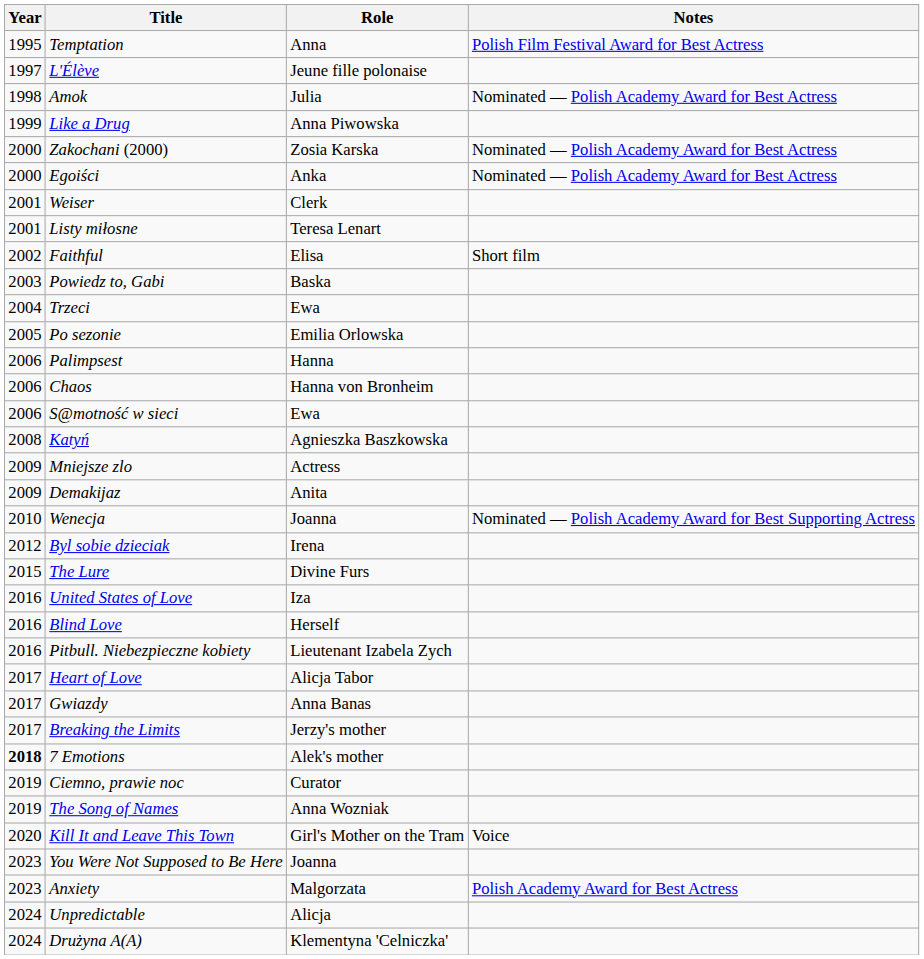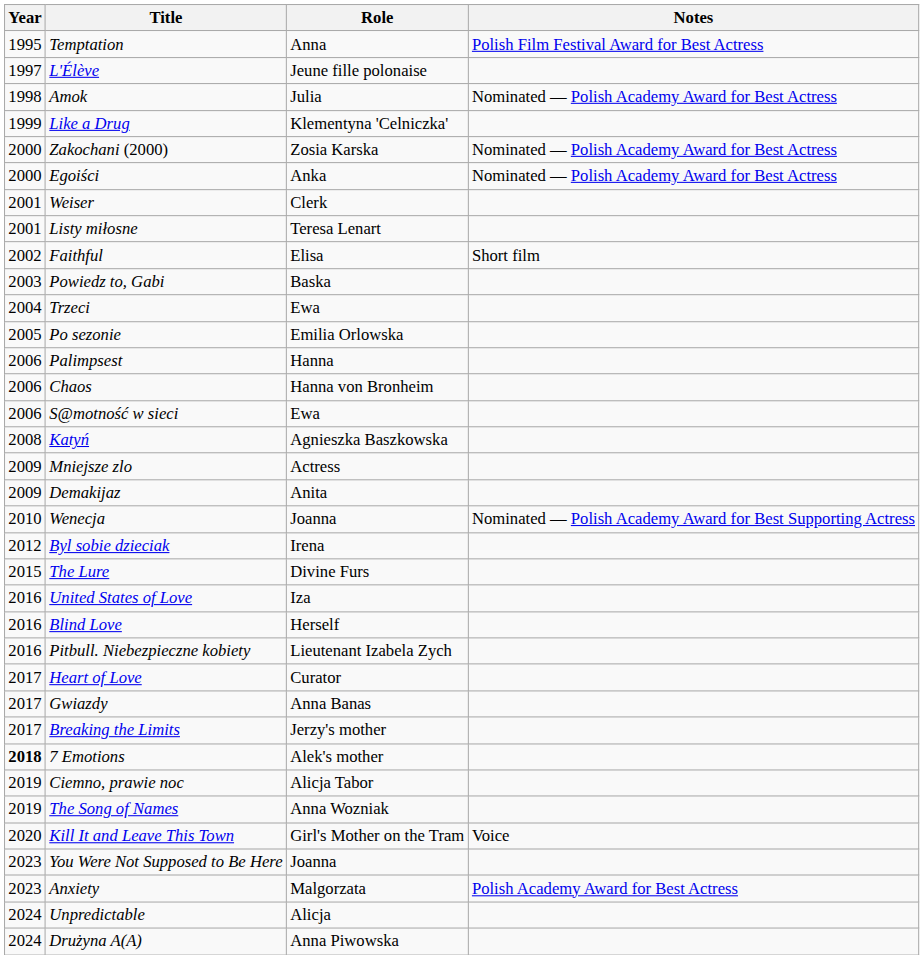(345, 123) Anna Piwowska -> (369, 123) Klementyna 'Celniczka'
(332, 677) Alicja Tabor -> (316, 677) Curator
(316, 783) Curator -> (332, 783) Alicja Tabor
(369, 941) Klementyna 'Celniczka' -> (345, 941) Anna Piwowska
